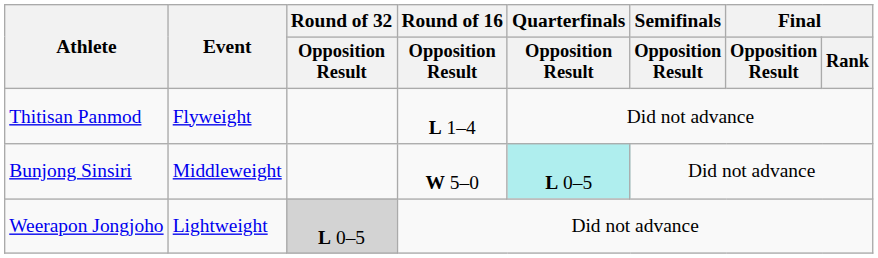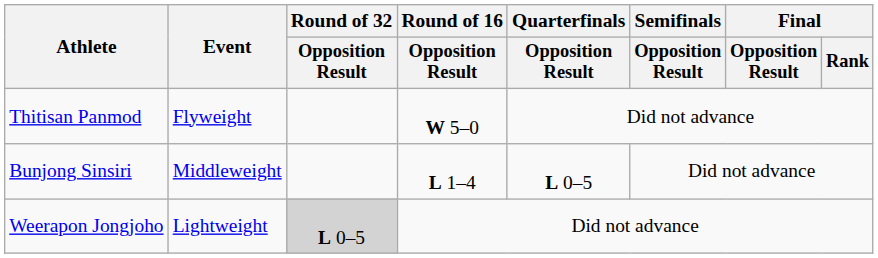(452, 127) L 1–4 -> (452, 127) W 5–0
(452, 182) W 5–0 -> (452, 182) L 1–4
(569, 182) paleturquoise background -> (569, 182) no background
